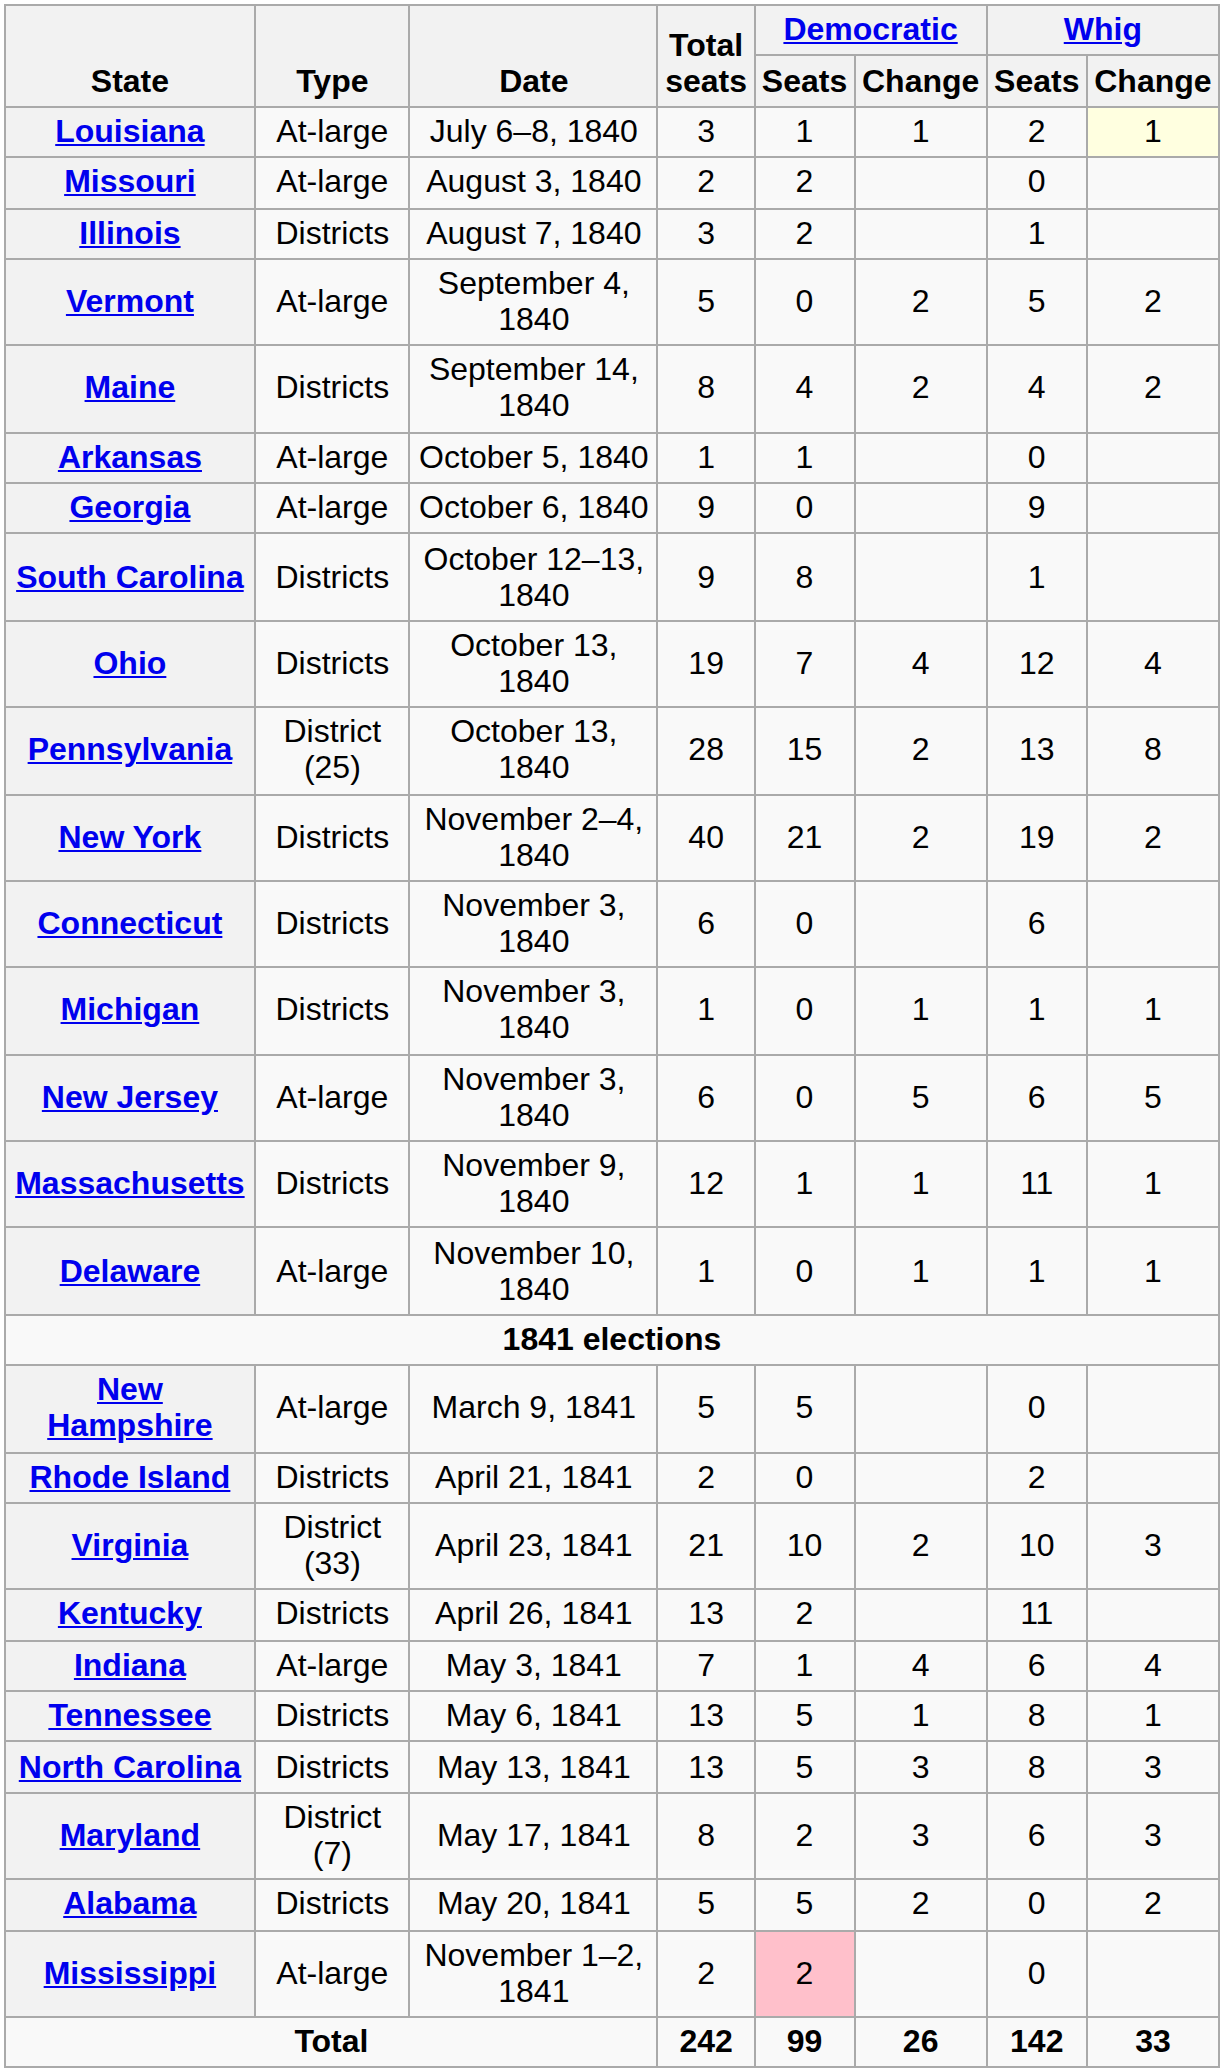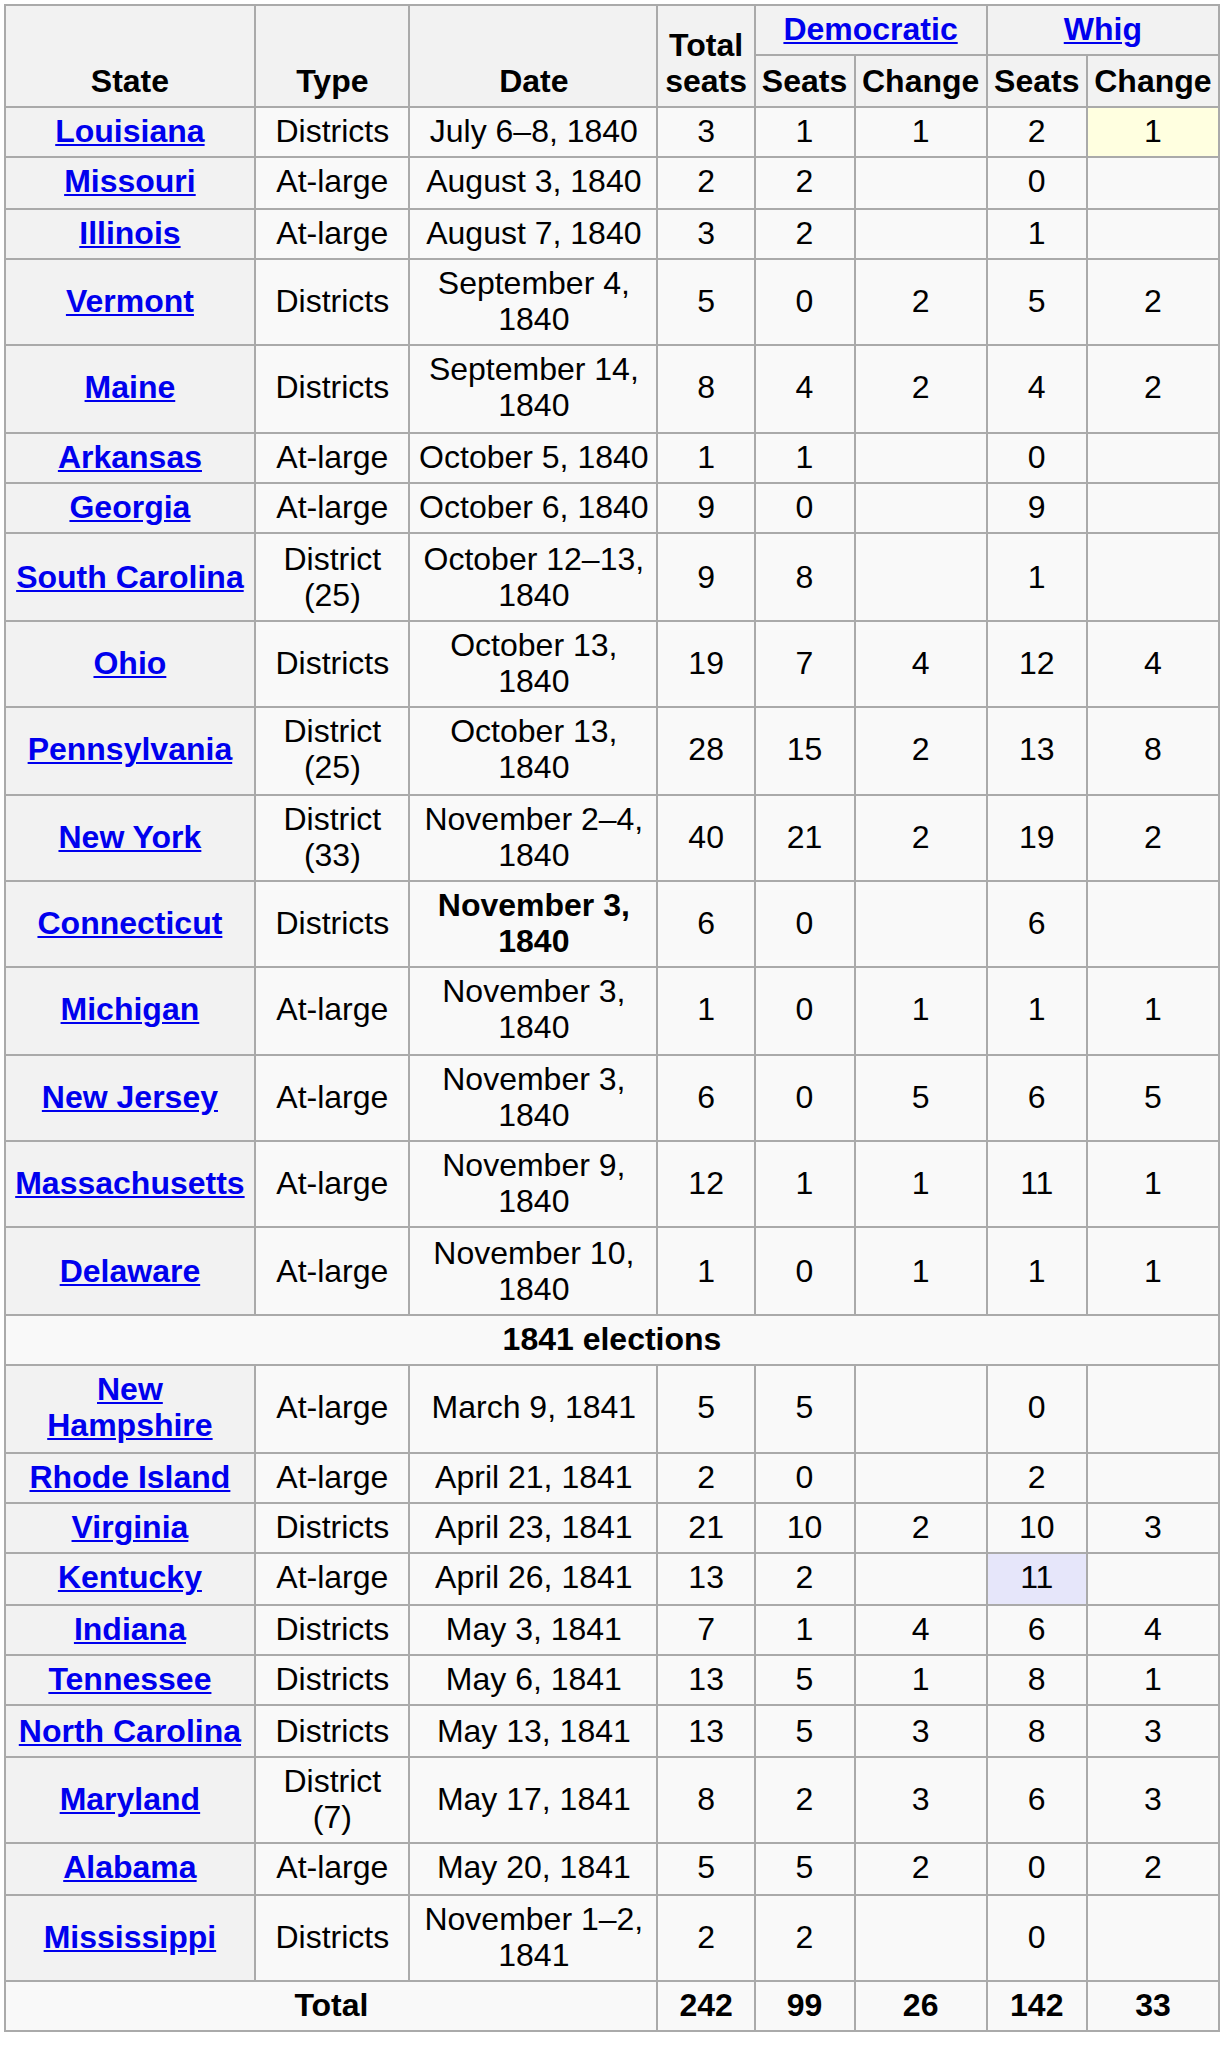(332, 131) At-large -> (332, 131) Districts
(332, 232) Districts -> (332, 232) At-large
(332, 301) At-large -> (332, 301) Districts
(332, 576) Districts -> (332, 576) District (25)
(332, 836) Districts -> (332, 836) District (33)
(534, 923) normal -> (534, 923) bold
(332, 1010) Districts -> (332, 1010) At-large
(332, 1183) Districts -> (332, 1183) At-large
(332, 1476) Districts -> (332, 1476) At-large
(332, 1545) District (33) -> (332, 1527) Districts
(332, 1614) Districts -> (332, 1578) At-large
(1037, 1614) no background -> (1037, 1578) lavender background
(332, 1665) At-large -> (332, 1629) Districts
(332, 1904) Districts -> (332, 1868) At-large
(332, 1972) At-large -> (332, 1936) Districts
(804, 1972) pink background -> (804, 1936) no background
